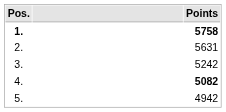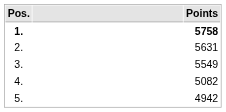(206, 65) 5242 -> (206, 65) 5549
(206, 81) bold -> (206, 81) normal
